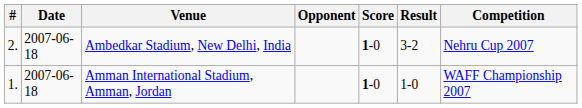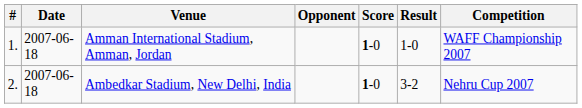rows swapped: (169, 84) <-> (188, 46)
